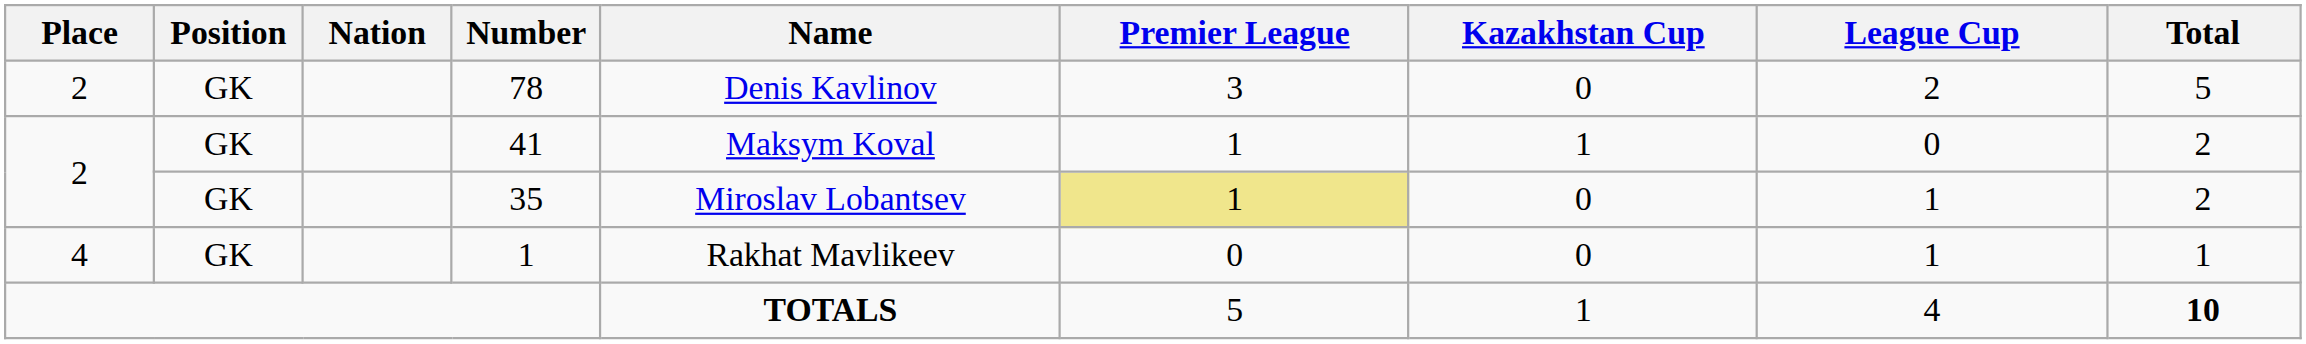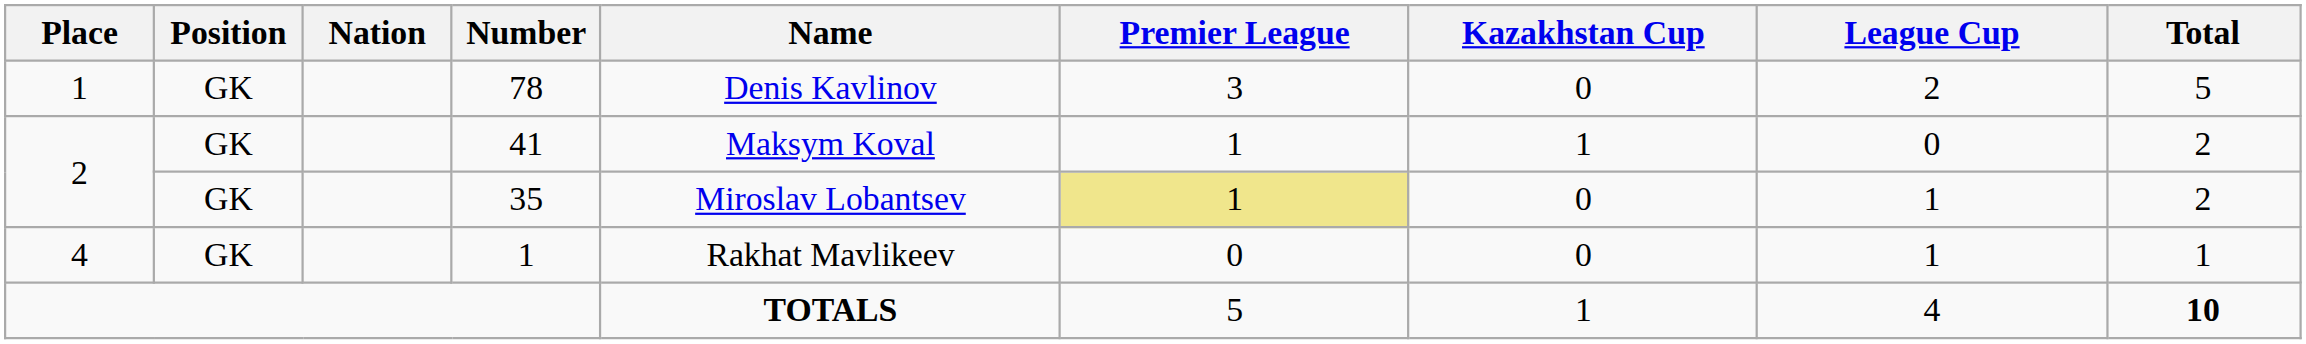(80, 88) 2 -> (80, 88) 1
